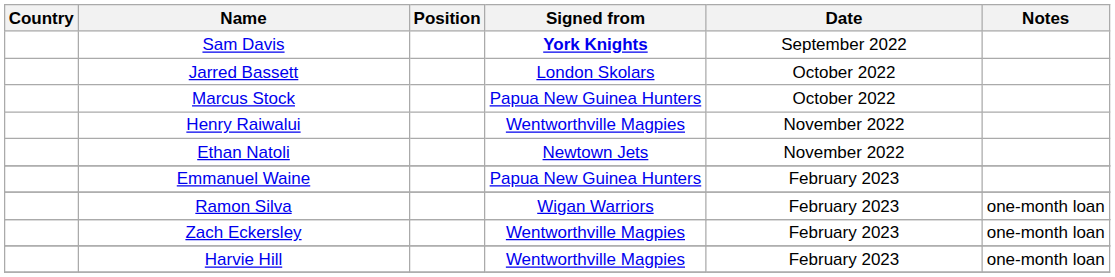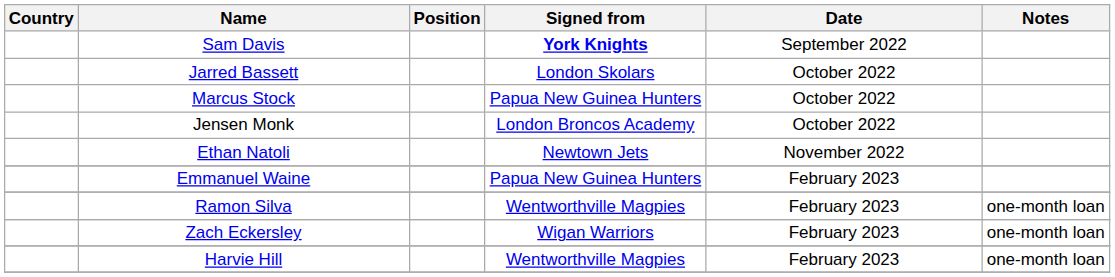+ row: (244, 125)
- row: (244, 125)
(595, 205) Wigan Warriors -> (595, 205) Wentworthville Magpies
(595, 232) Wentworthville Magpies -> (595, 232) Wigan Warriors
